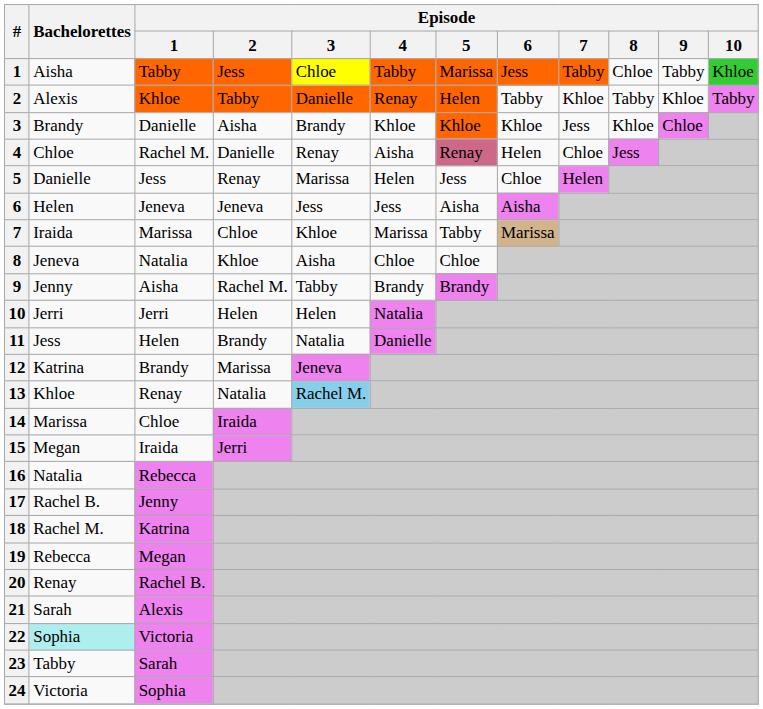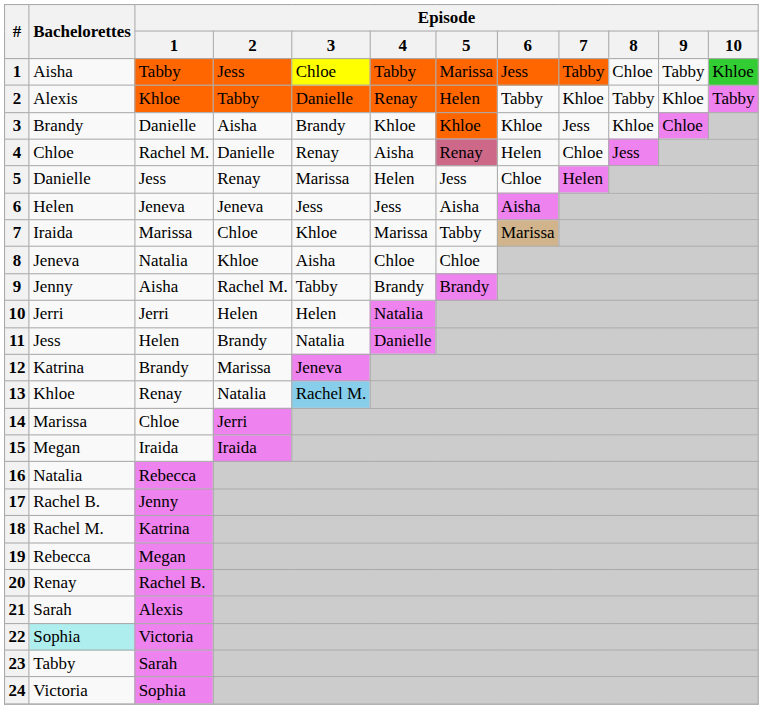(237, 421) Iraida -> (232, 421) Jerri
(232, 448) Jerri -> (237, 448) Iraida
